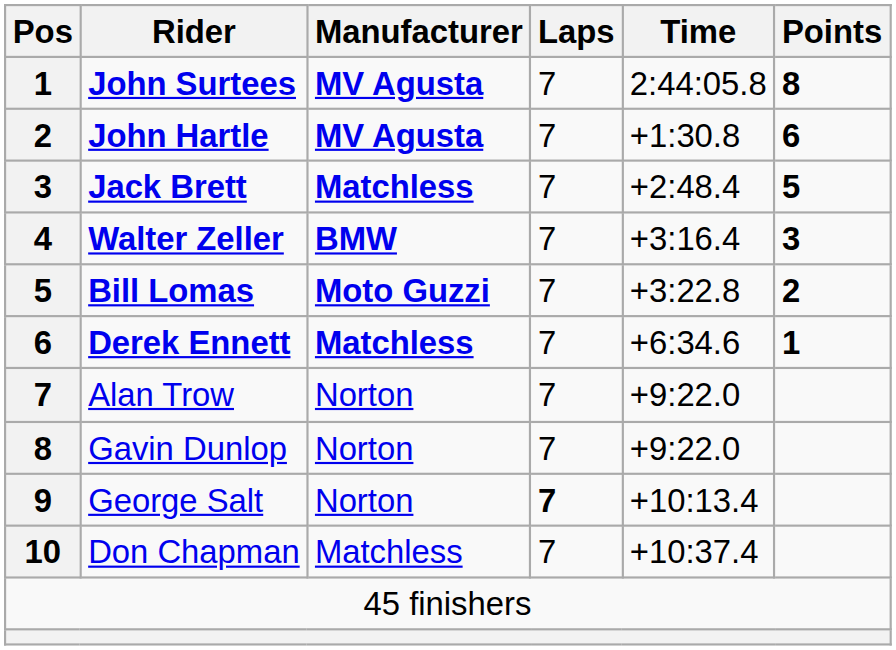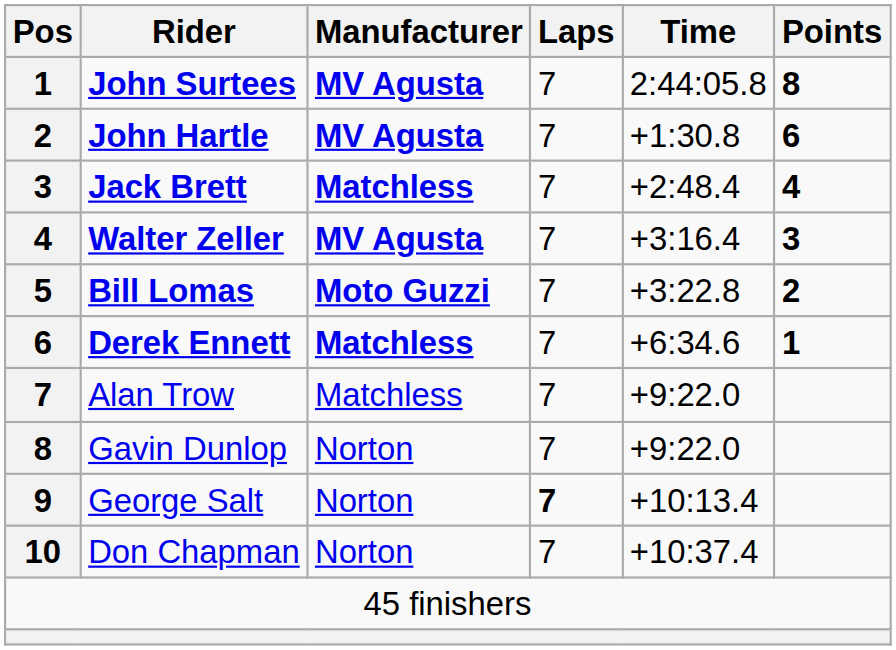(791, 187) 5 -> (791, 187) 4
(356, 239) BMW -> (399, 239) MV Agusta
(364, 395) Norton -> (389, 395) Matchless
(389, 551) Matchless -> (364, 551) Norton
